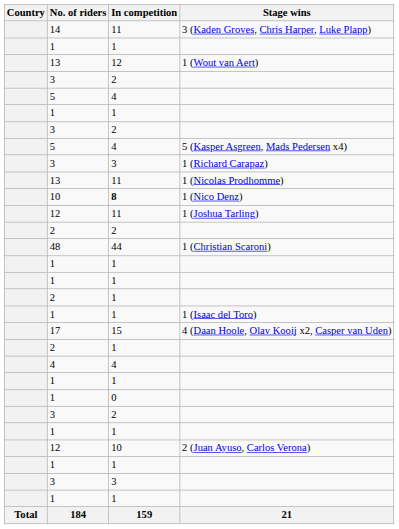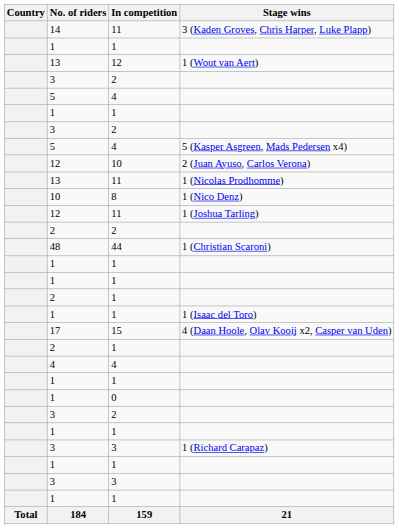rows swapped: (52, 163) <-> (55, 448)
(114, 197) bold -> (114, 197) normal
